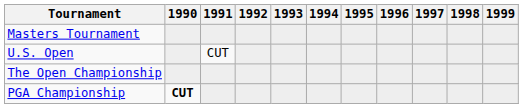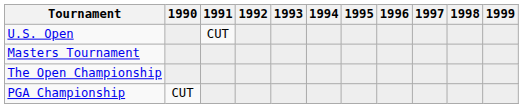rows swapped: (74, 34) <-> (41, 54)
(183, 94) bold -> (183, 94) normal
